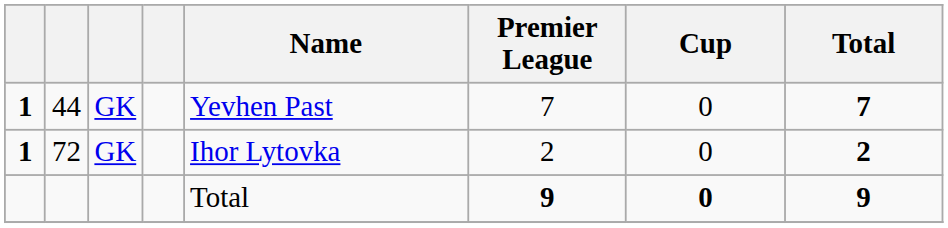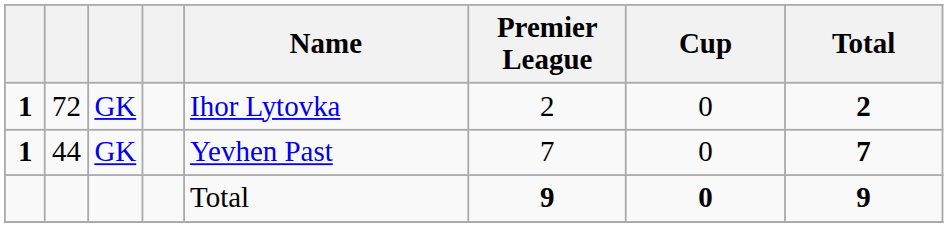rows swapped: (25, 105) <-> (25, 151)
